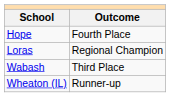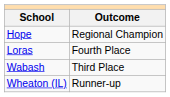(101, 34) Fourth Place -> (117, 34) Regional Champion
(117, 50) Regional Champion -> (101, 50) Fourth Place
